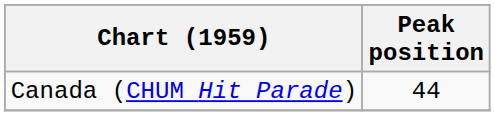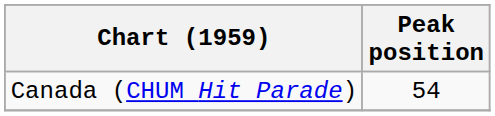(426, 91) 44 -> (426, 91) 54
